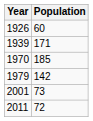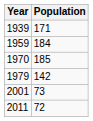- row: (18, 28)
+ row: (18, 44)
